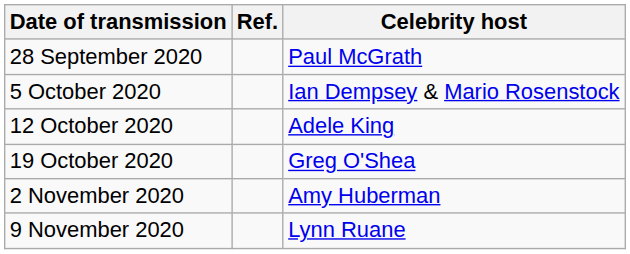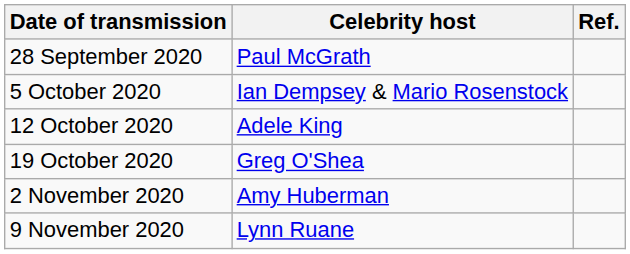columns swapped: (454, 21) <-> (257, 21)
